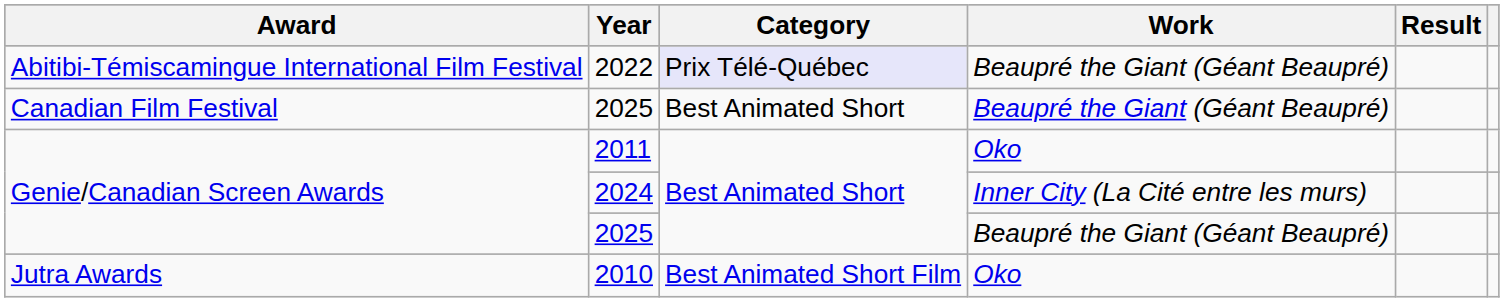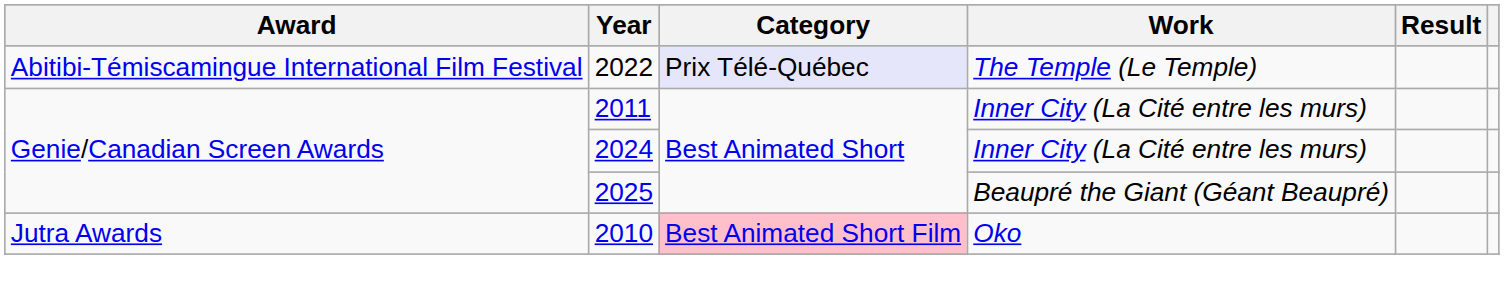(1181, 66) Beaupré the Giant (Géant Beaupré) -> (1115, 66) The Temple (Le Temple)
- row: (144, 108)
(997, 150) Oko -> (1170, 108) Inner City (La Cité entre les murs)
(813, 274) no background -> (813, 233) pink background
